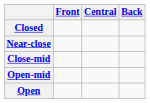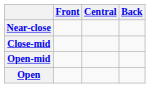- row: (29, 28)
